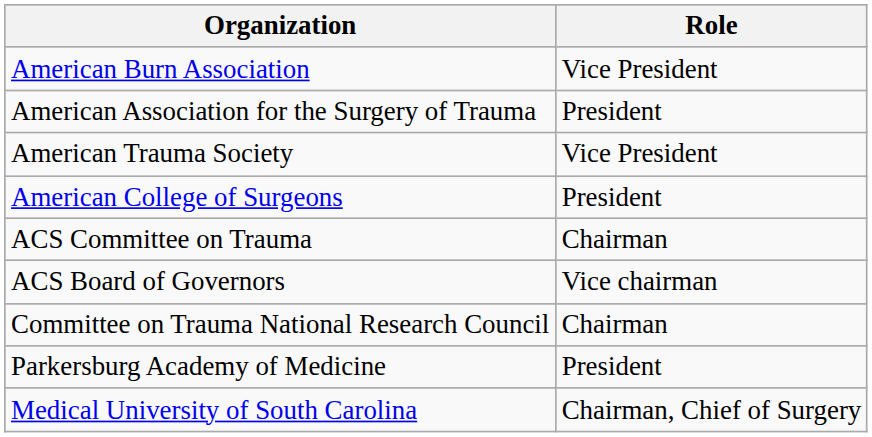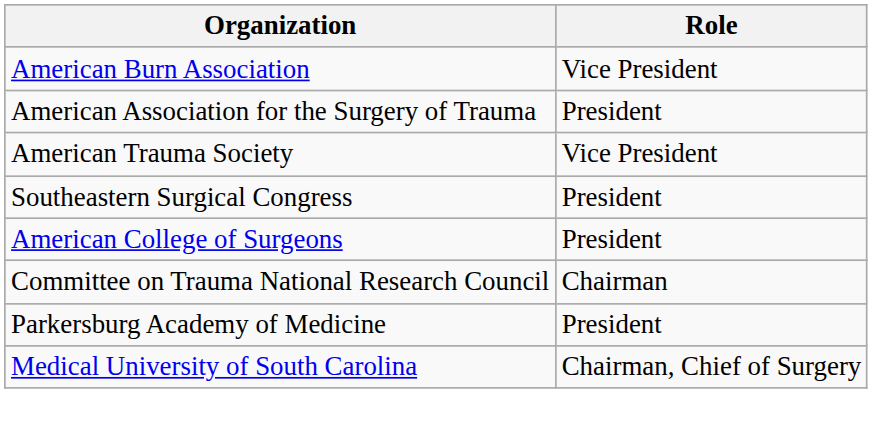+ row: (182, 196)
- row: (161, 238)
- row: (148, 281)
